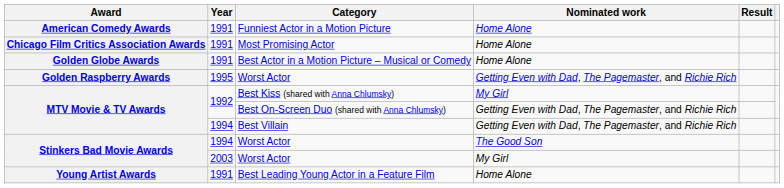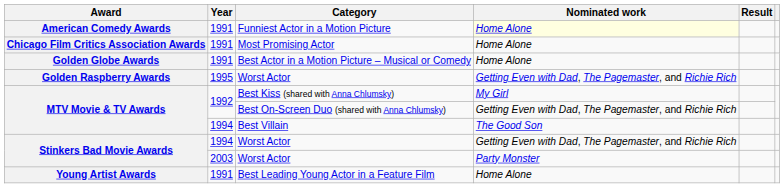(504, 28) no background -> (504, 28) lightyellow background
(606, 126) Getting Even with Dad, The Pagemaster, and Richie Rich -> (509, 126) The Good Son
(509, 142) The Good Son -> (606, 142) Getting Even with Dad, The Pagemaster, and Richie Rich
(492, 158) My Girl -> (508, 158) Party Monster
